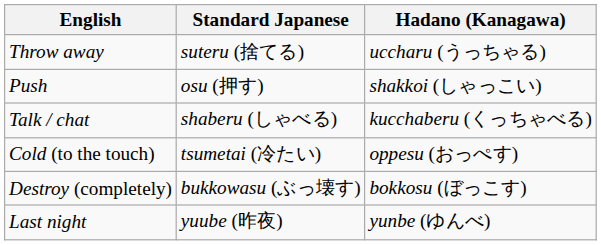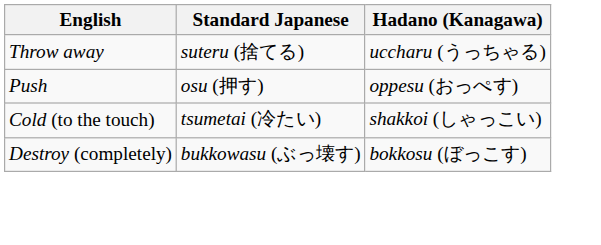(456, 85) shakkoi (しゃっこい) -> (444, 85) oppesu (おっぺす)
- row: (49, 120)
(444, 153) oppesu (おっぺす) -> (456, 119) shakkoi (しゃっこい)
- row: (48, 222)
